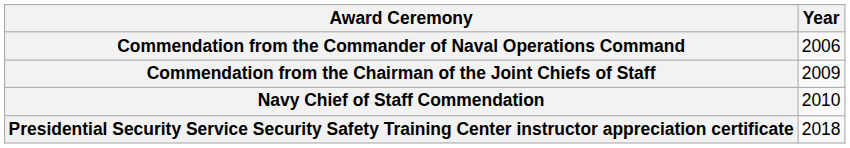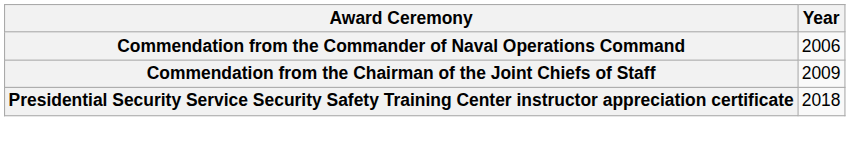- row: (401, 101)
